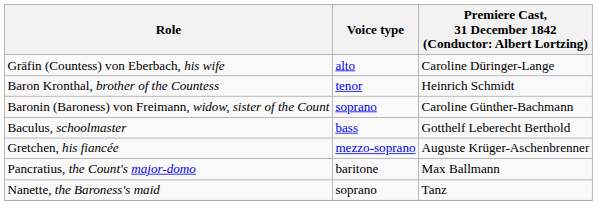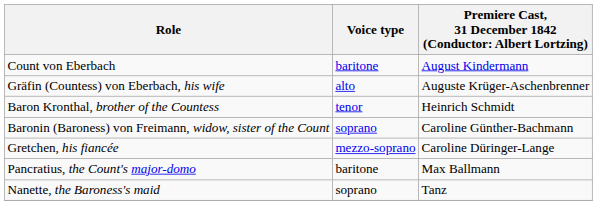+ row: (61, 65)
(488, 65) Caroline Düringer-Lange -> (505, 86) Auguste Krüger-Aschenbrenner
- row: (67, 127)
(505, 148) Auguste Krüger-Aschenbrenner -> (488, 148) Caroline Düringer-Lange
